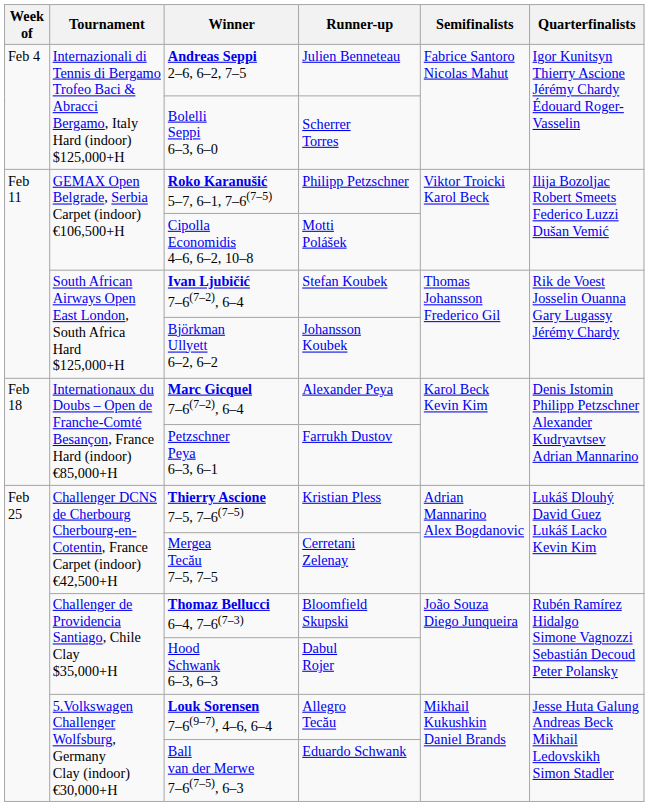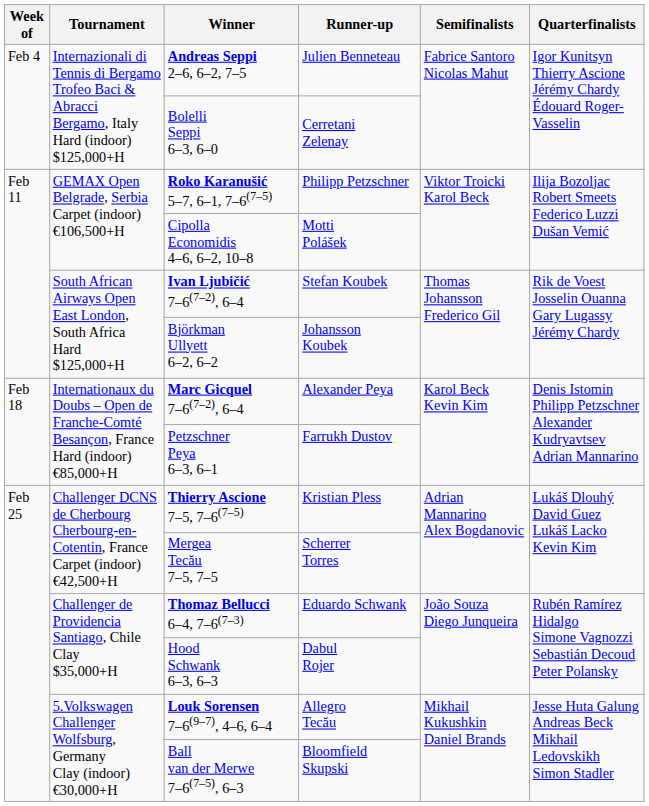(326, 132) Scherrer Torres -> (329, 132) Cerretani Zelenay
(329, 552) Cerretani Zelenay -> (326, 552) Scherrer Torres
(335, 612) Bloomfield Skupski -> (354, 604) Eduardo Schwank
(354, 750) Eduardo Schwank -> (335, 759) Bloomfield Skupski
